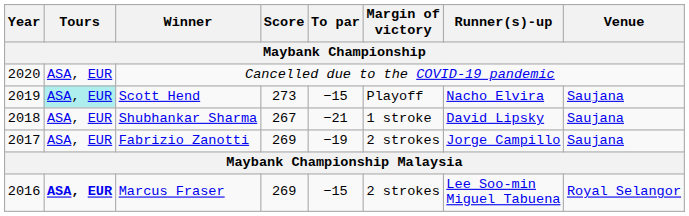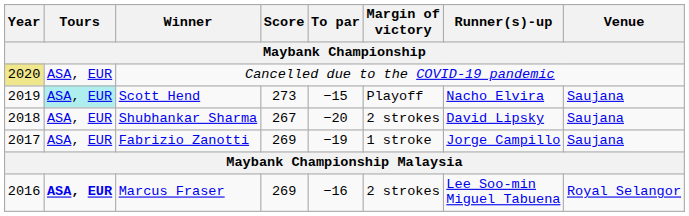(24, 75) no background -> (24, 75) khaki background
(336, 119) −21 -> (336, 119) −20
(399, 119) 1 stroke -> (403, 119) 2 strokes
(403, 141) 2 strokes -> (399, 141) 1 stroke
(336, 192) −15 -> (336, 192) −16
